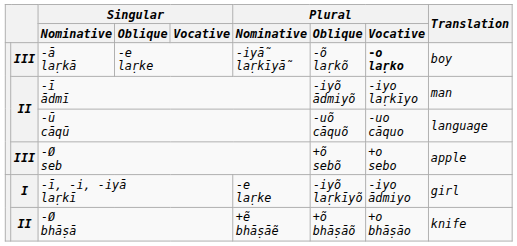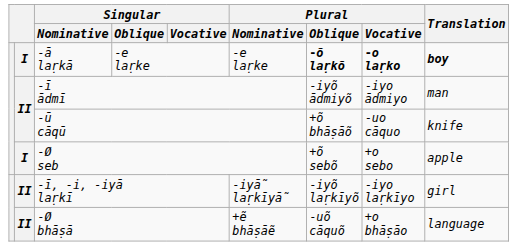(25, 59) III -> (25, 59) I
(264, 59) -iyā̃ laṛkīyā̃ -> (250, 59) -e laṛke
(331, 59) normal -> (327, 59) bold
(442, 59) normal -> (438, 59) bold
(393, 92) -iyo laṛkīyo -> (386, 92) -iyo ādmiyo
(331, 125) -uõ cāquõ -> (331, 125) +õ bhāṣāõ
(459, 125) language -> (445, 125) knife
(25, 158) III -> (25, 158) I
(25, 191) I -> (25, 191) II
(254, 191) -e laṛke -> (261, 191) -iyā̃ laṛkīyā̃
(390, 191) -iyo ādmiyo -> (390, 191) -iyo laṛkīyo
(334, 224) +õ bhāṣāõ -> (327, 224) -uõ cāquõ
(449, 224) knife -> (456, 224) language
